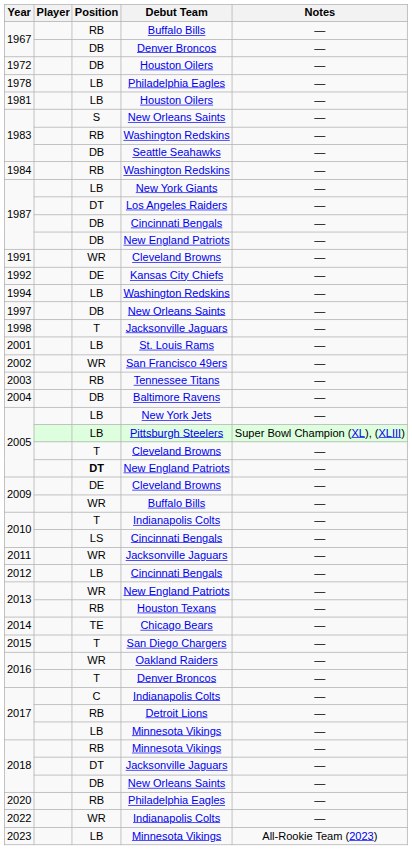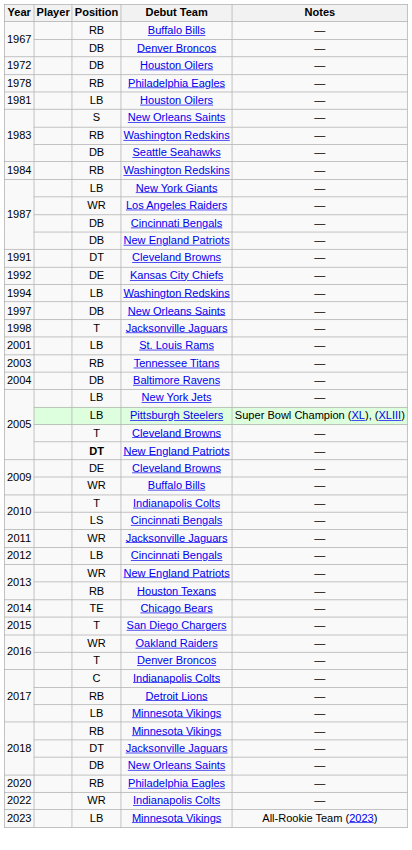(97, 83) LB -> (97, 83) RB
(97, 205) DT -> (97, 205) WR
(97, 258) WR -> (97, 258) DT
- row: (19, 363)
